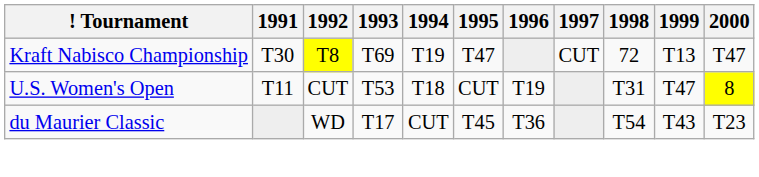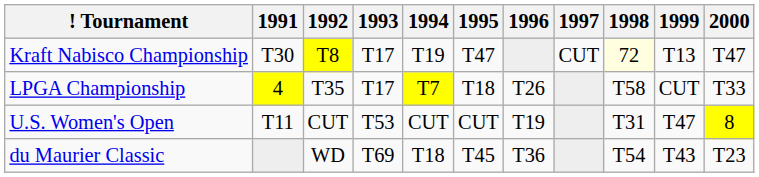(378, 55) T69 -> (378, 55) T17
(629, 55) no background -> (629, 55) lightyellow background
+ row: (97, 88)
(428, 88) T18 -> (428, 122) CUT
(378, 122) T17 -> (378, 155) T69
(428, 122) CUT -> (428, 155) T18
